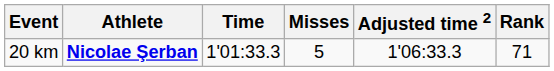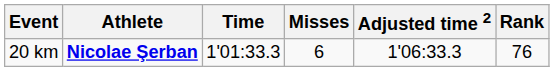(319, 53) 5 -> (319, 53) 6
(522, 53) 71 -> (522, 53) 76
